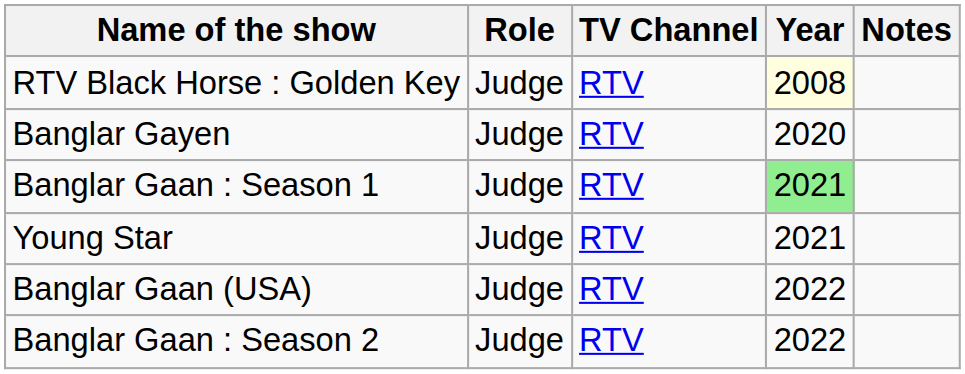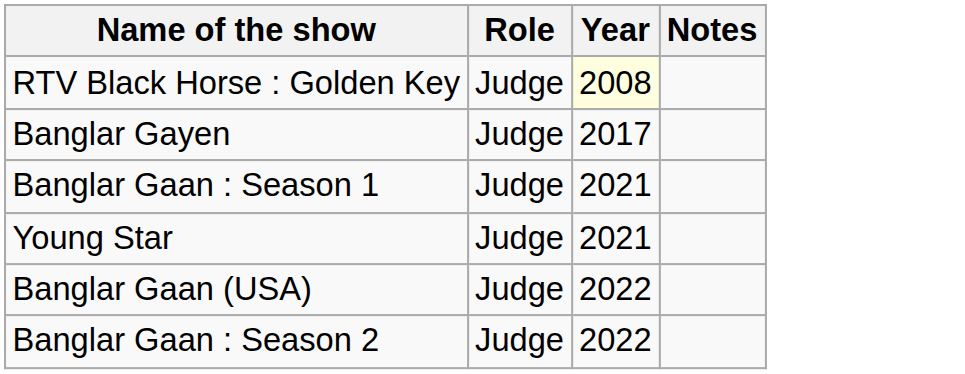- column: (669, 30)
(810, 133) 2020 -> (615, 133) 2017
(810, 185) lightgreen background -> (615, 185) no background
